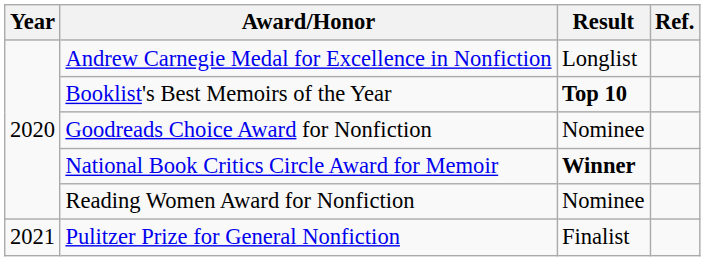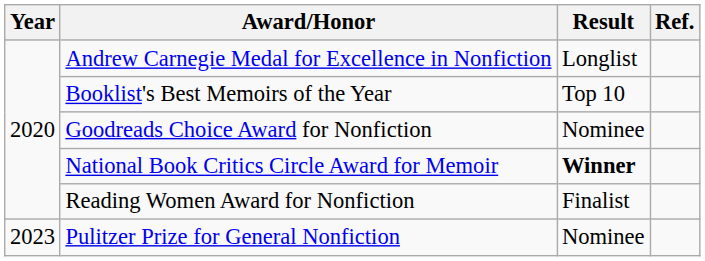(594, 93) bold -> (593, 93) normal
(603, 201) Nominee -> (596, 201) Finalist
(32, 237) 2021 -> (32, 237) 2023
(596, 237) Finalist -> (603, 237) Nominee
